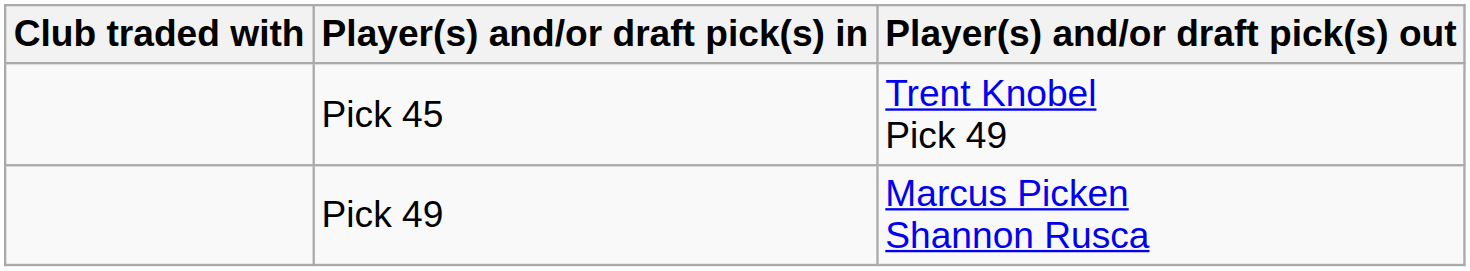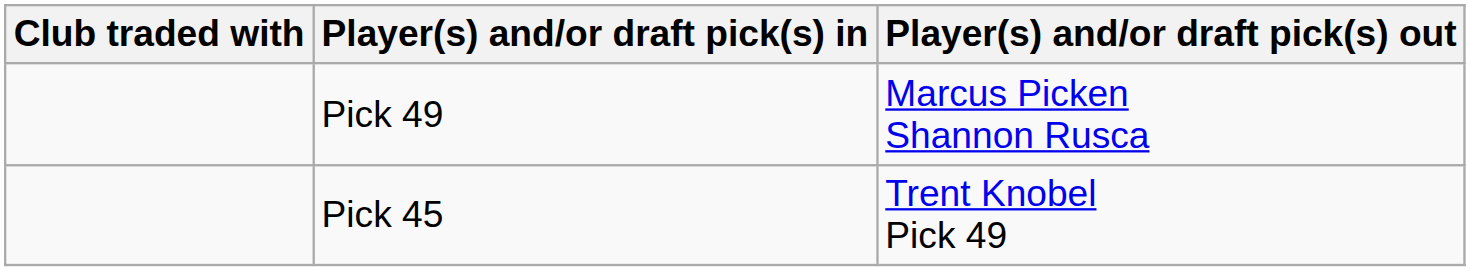rows swapped: (382, 113) <-> (382, 214)
